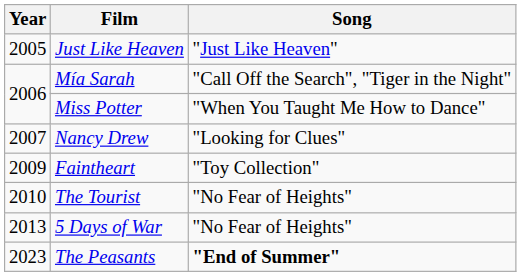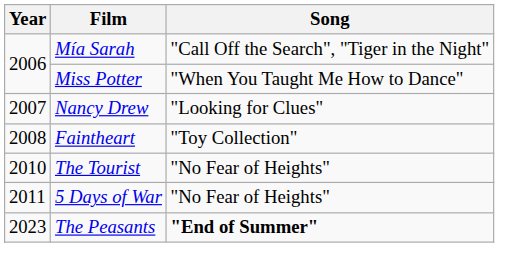- row: (119, 49)
(28, 167) 2009 -> (28, 138) 2008
(28, 227) 2013 -> (27, 197) 2011
